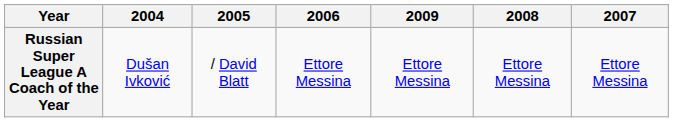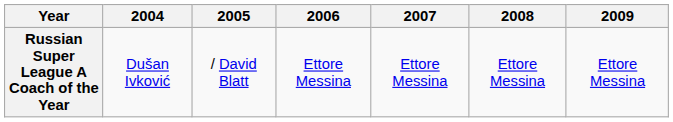columns swapped: (620, 16) <-> (422, 16)
